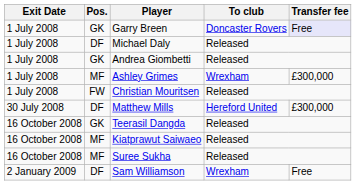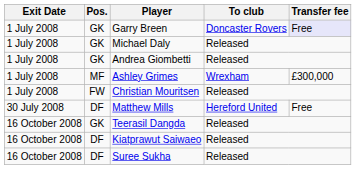(97, 44) DF -> (97, 44) GK
(312, 108) £300,000 -> (302, 108) Free
(97, 140) MF -> (97, 140) DF
(97, 156) MF -> (97, 156) DF
- row: (148, 172)
